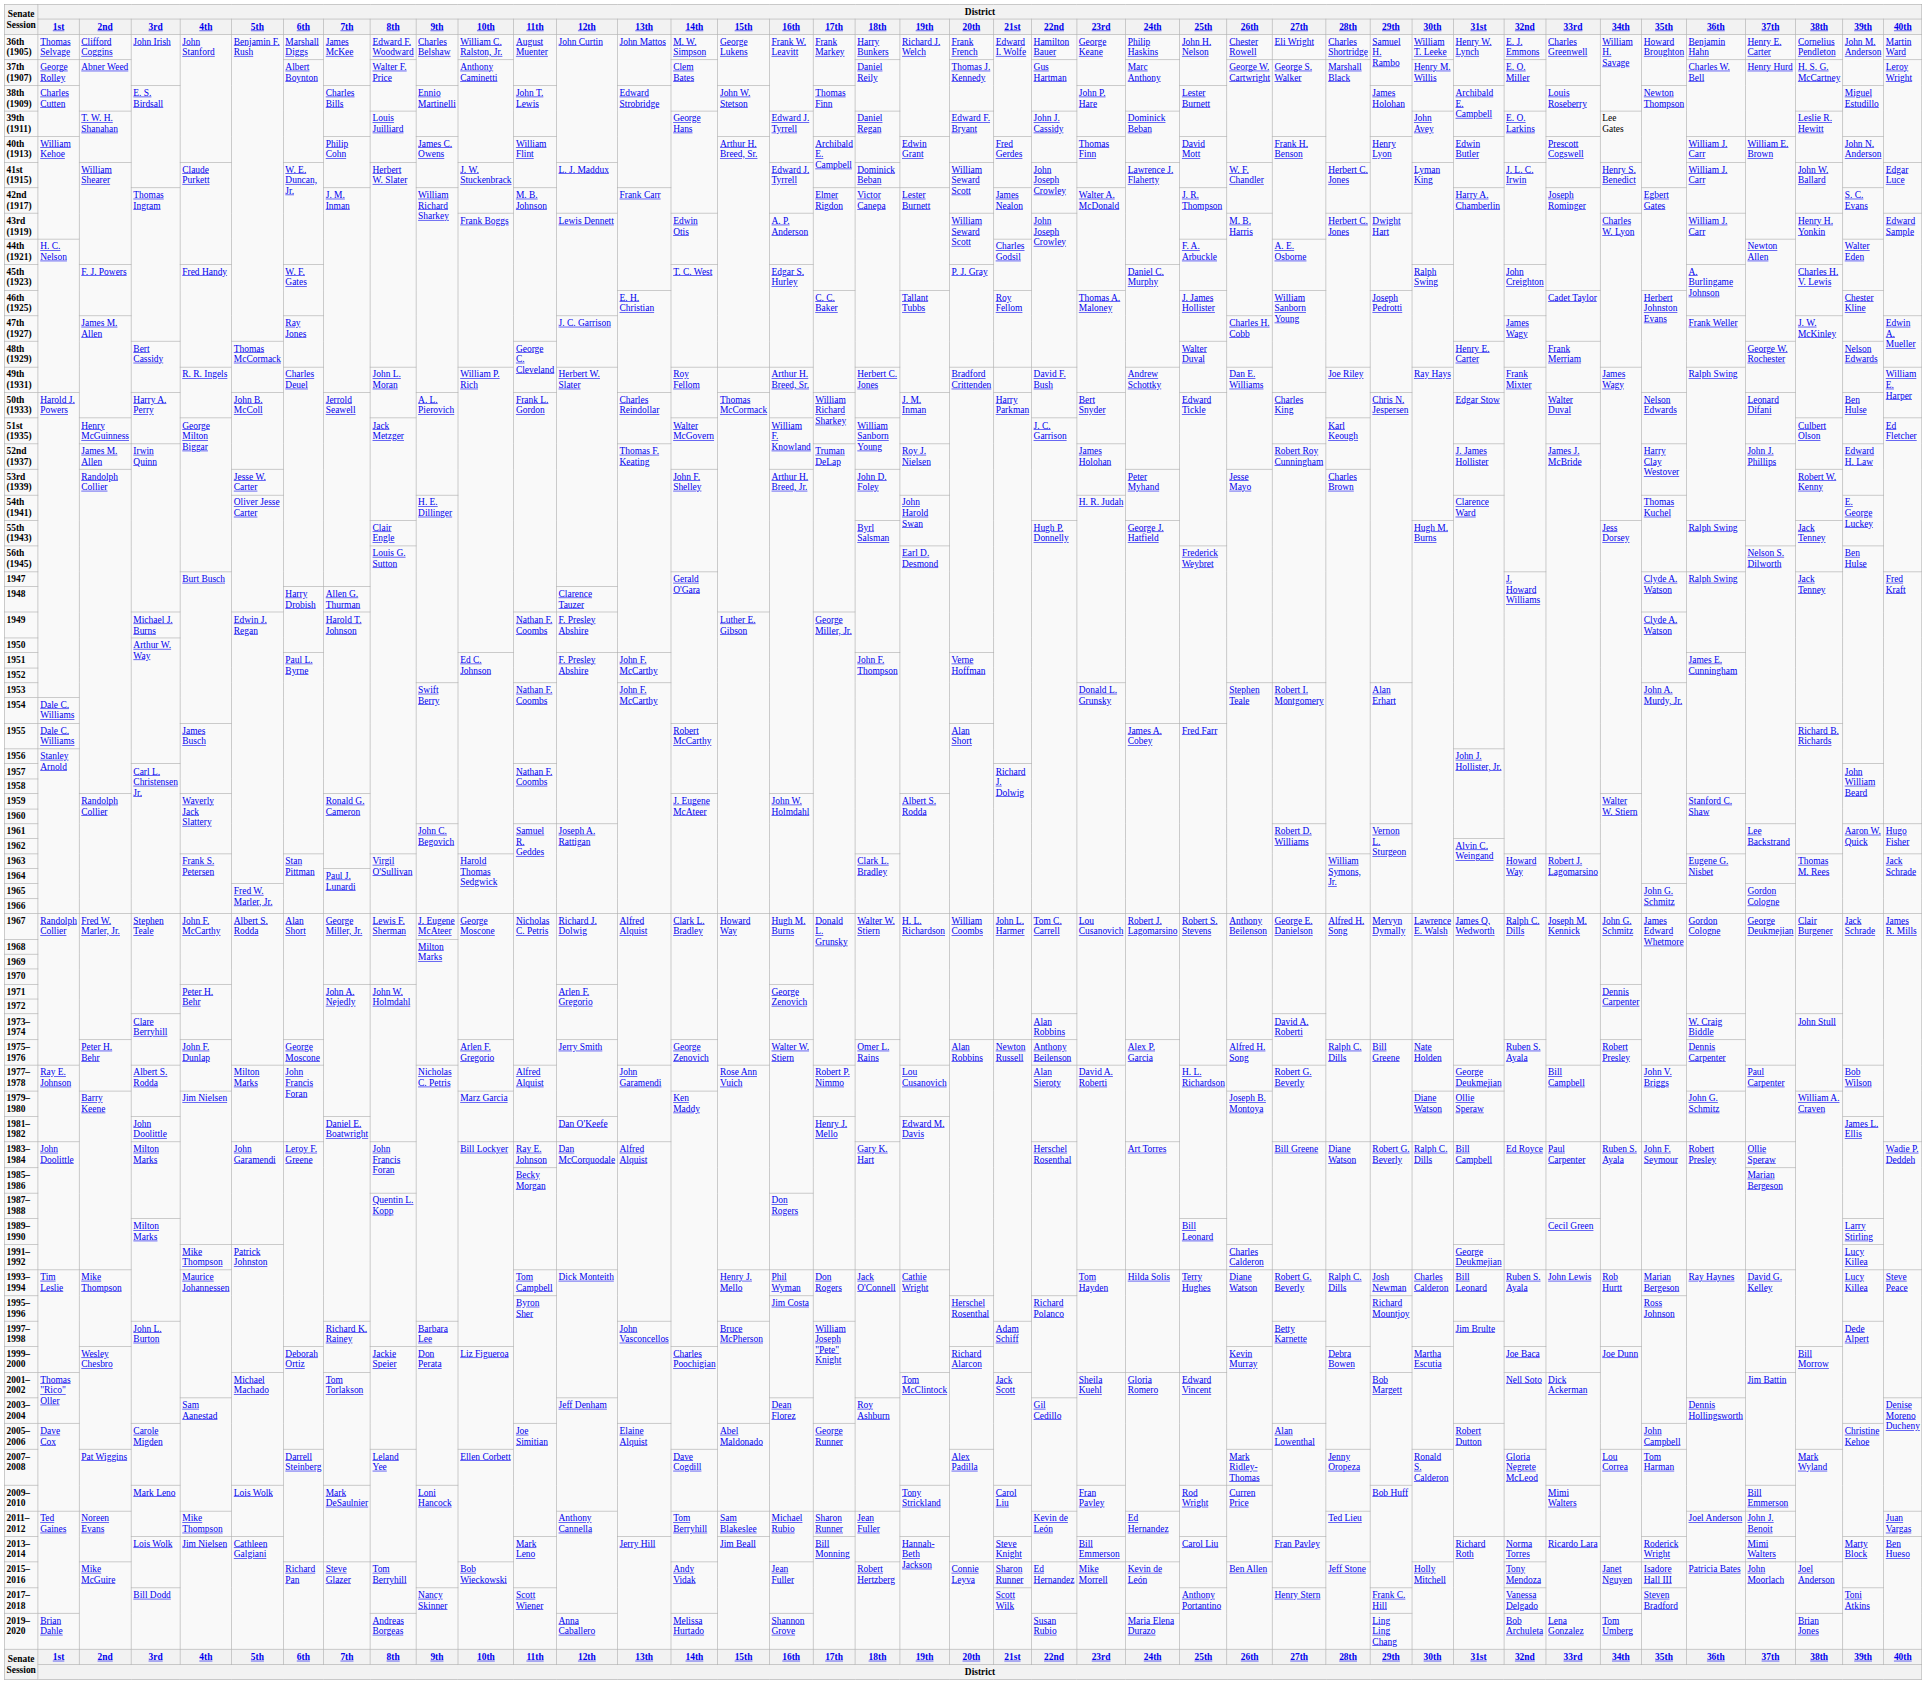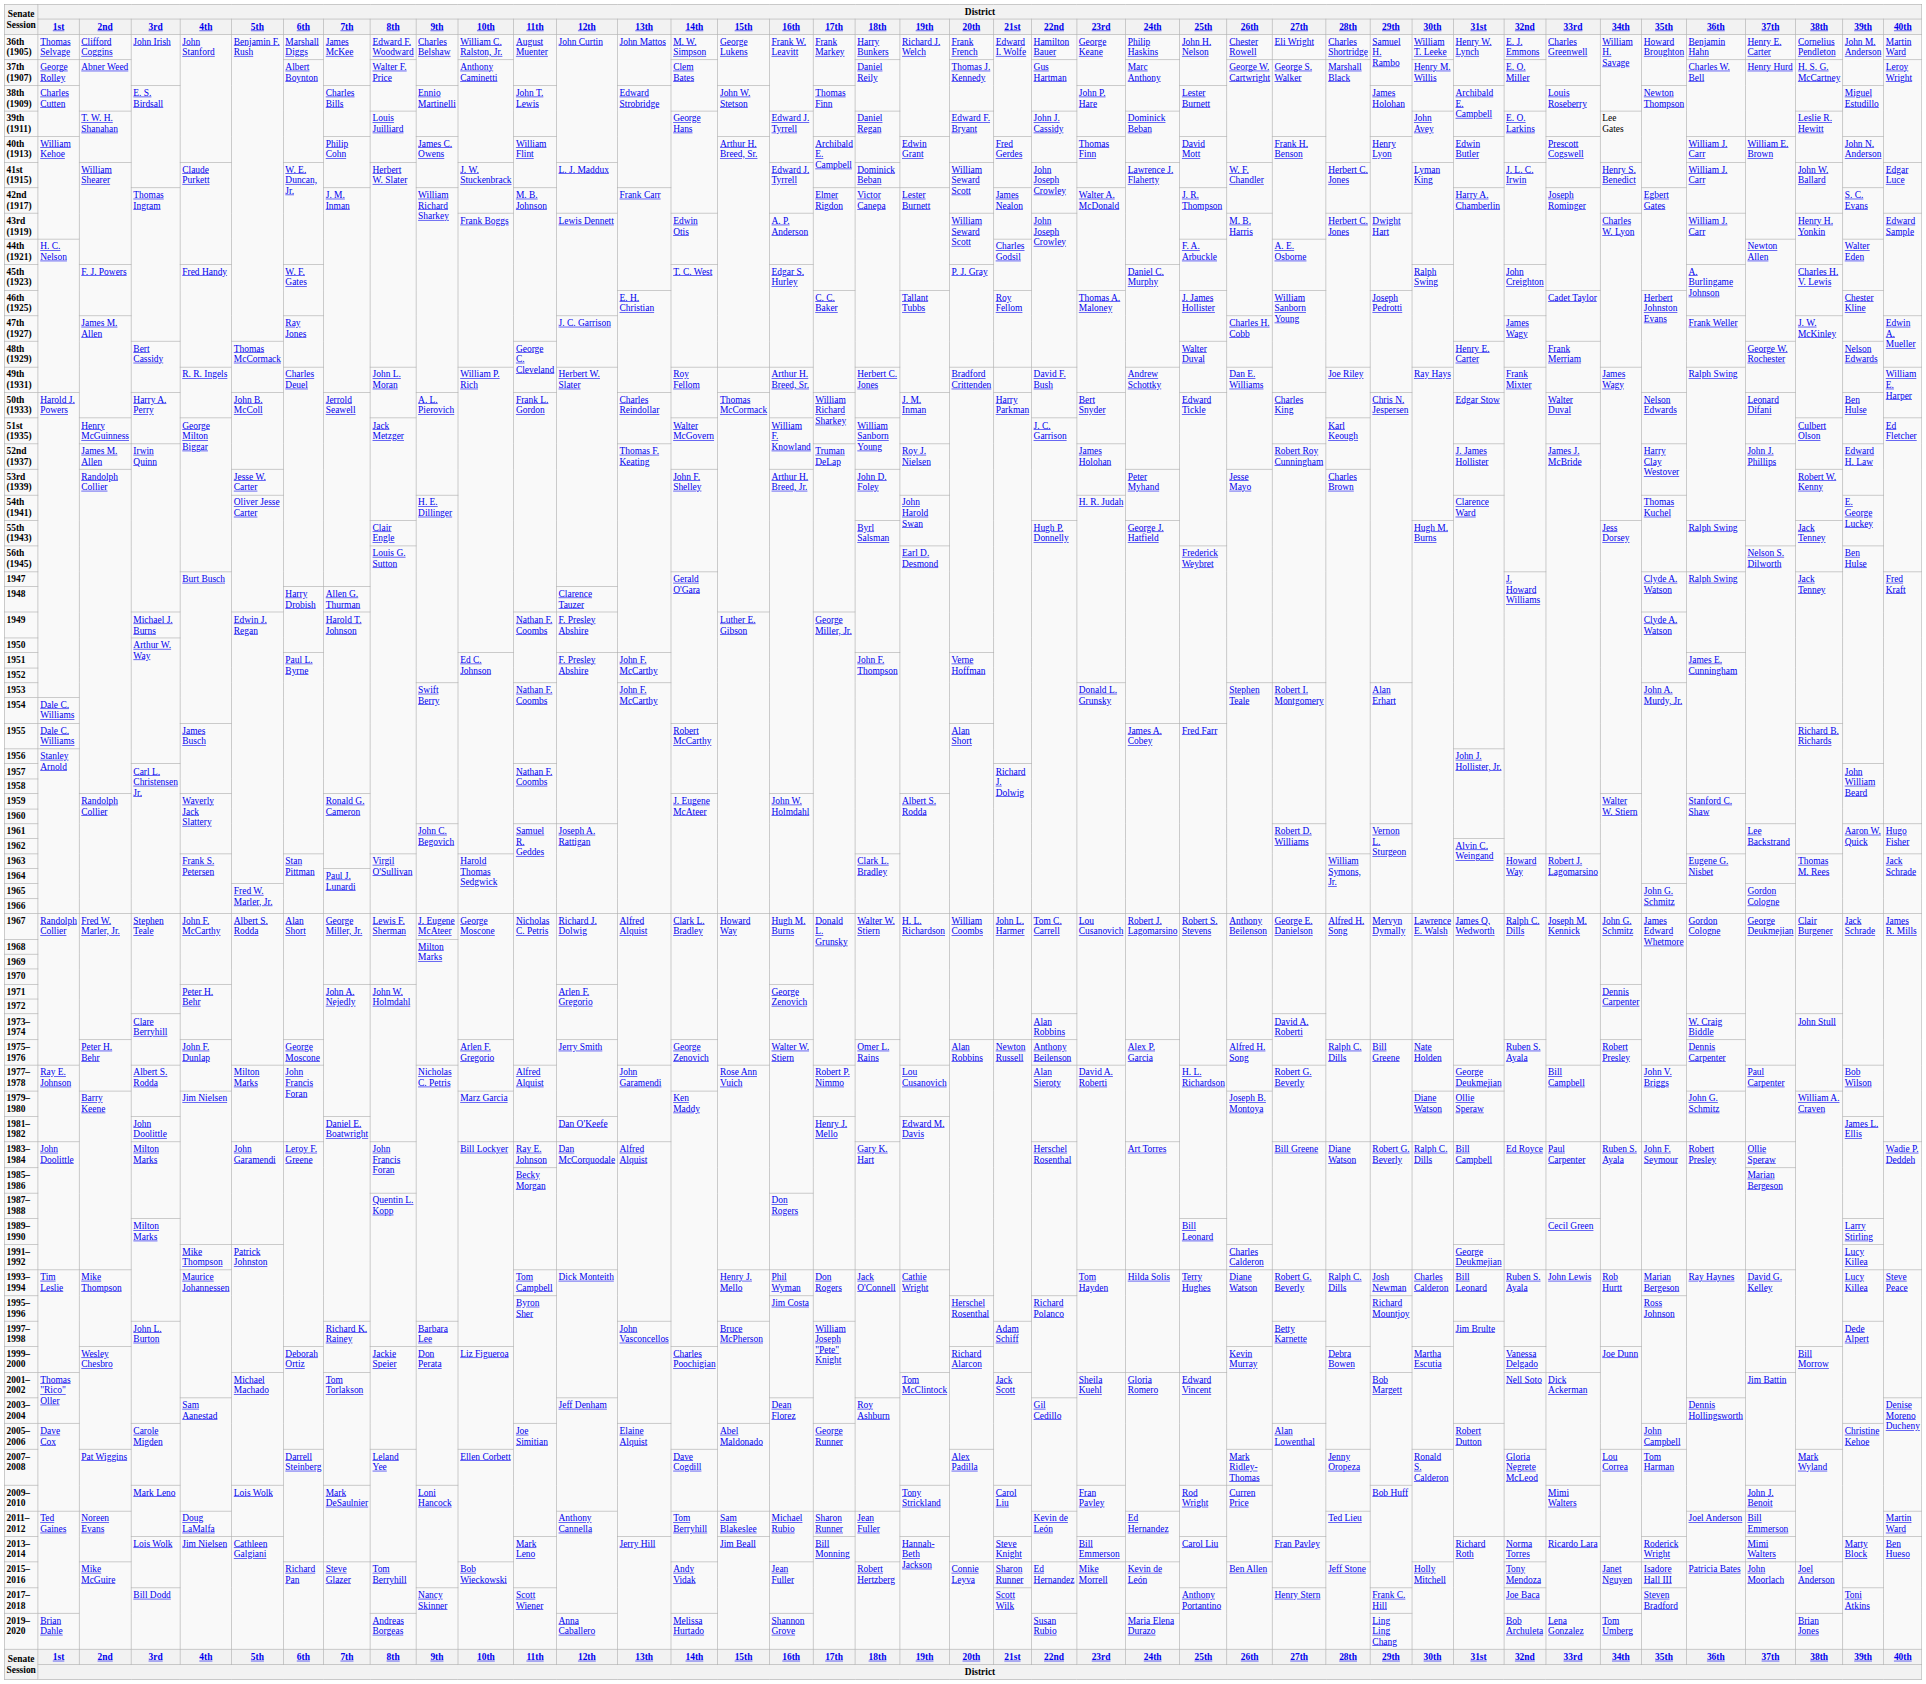(1523, 1354) Joe Baca -> (1522, 1359) Vanessa Delgado
(1768, 1498) Bill Emmerson -> (1761, 1498) John J. Benoit
(202, 1523) Mike Thompson -> (199, 1523) Doug LaMalfa
(1761, 1523) John J. Benoit -> (1768, 1523) Bill Emmerson
(1899, 1523) Juan Vargas -> (1899, 1523) Martin Ward
(1522, 1600) Vanessa Delgado -> (1523, 1595) Joe Baca
